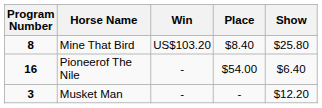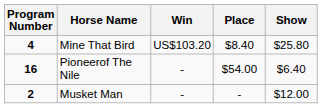(31, 45) 8 -> (31, 45) 4
(31, 94) 3 -> (31, 94) 2
(291, 94) $12.20 -> (291, 94) $12.00
